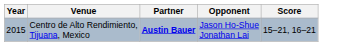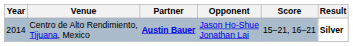+ column: (333, 12)
(16, 30) 2015 -> (16, 30) 2014
